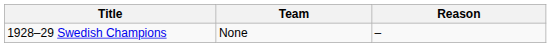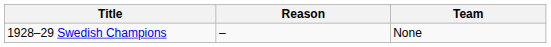columns swapped: (294, 14) <-> (459, 14)
